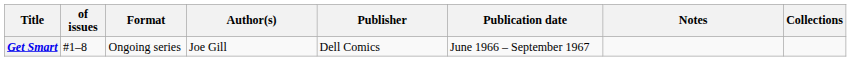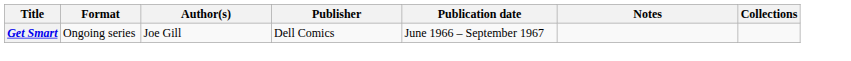- column: (83, 20)
